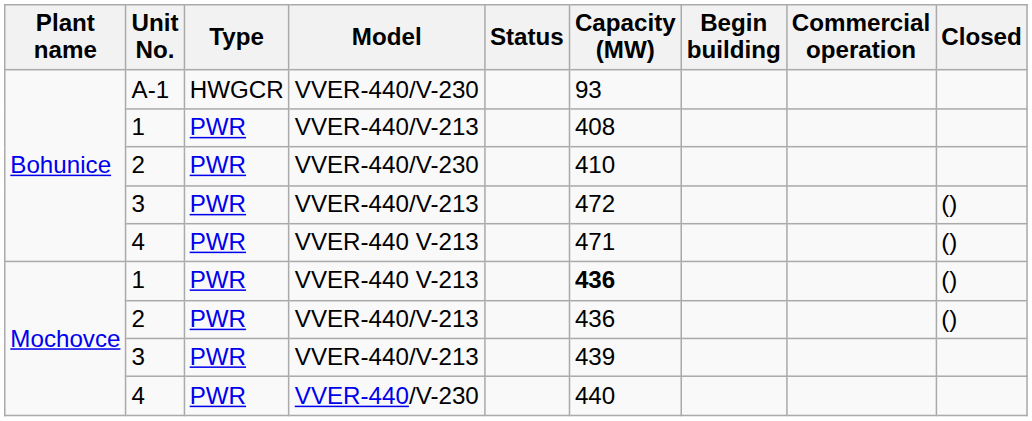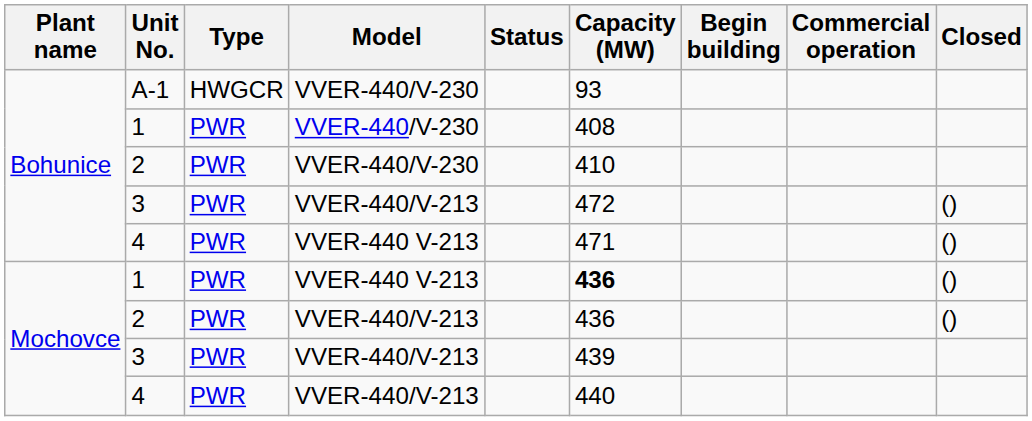(387, 127) VVER-440/V-213 -> (387, 127) VVER-440/V-230
(387, 395) VVER-440/V-230 -> (387, 395) VVER-440/V-213
